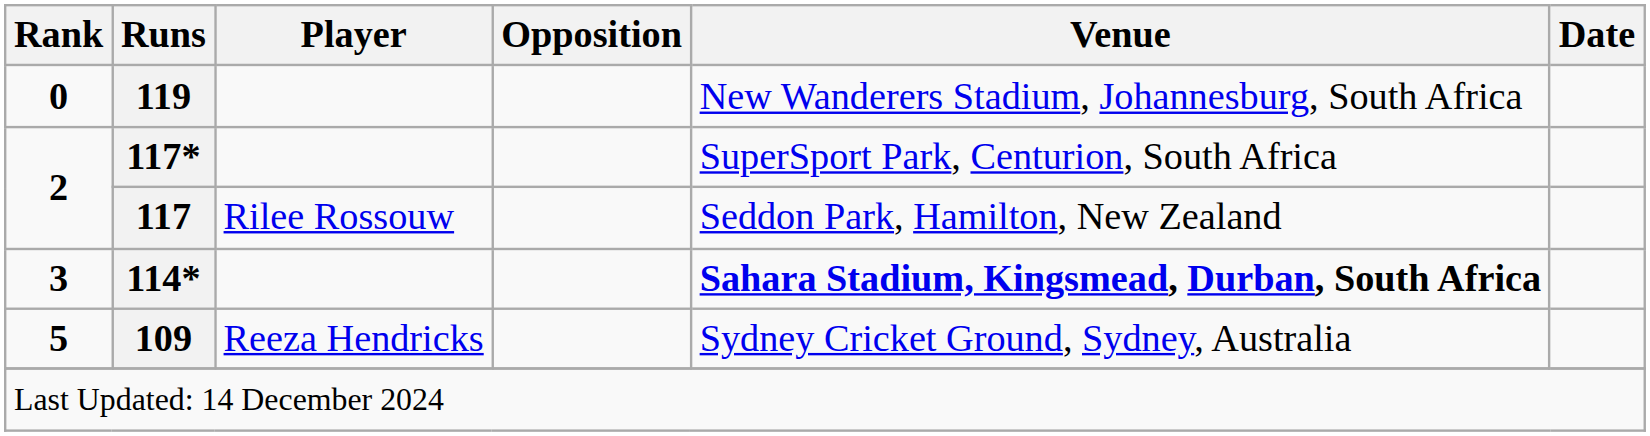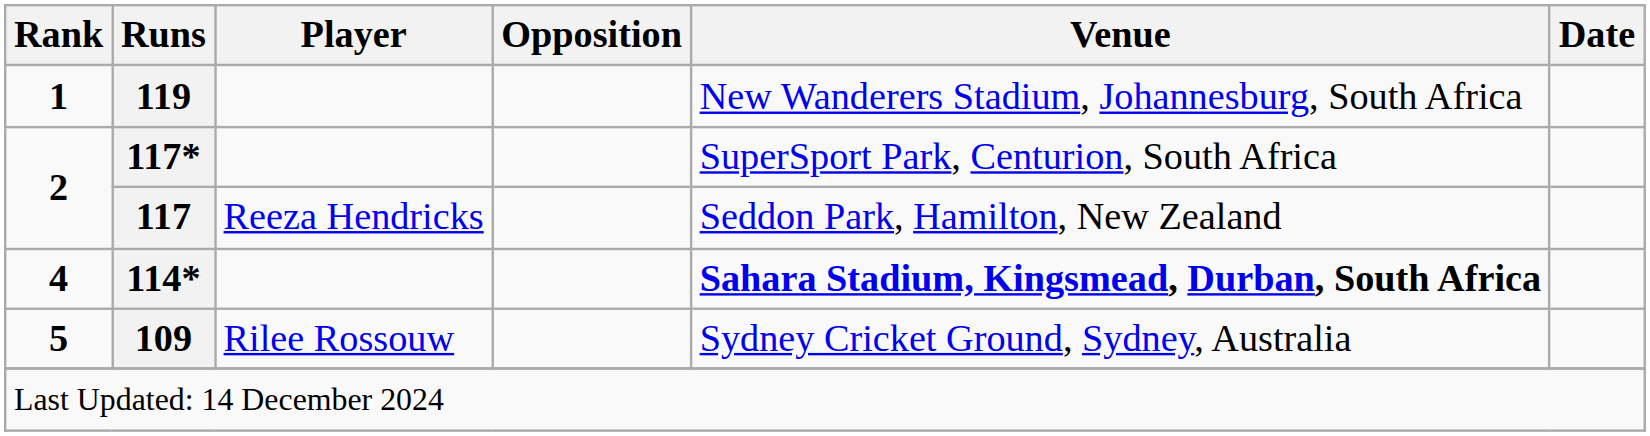(59, 95) 0 -> (59, 95) 1
(339, 216) Rilee Rossouw -> (354, 216) Reeza Hendricks
(59, 277) 3 -> (59, 277) 4
(354, 338) Reeza Hendricks -> (339, 338) Rilee Rossouw
